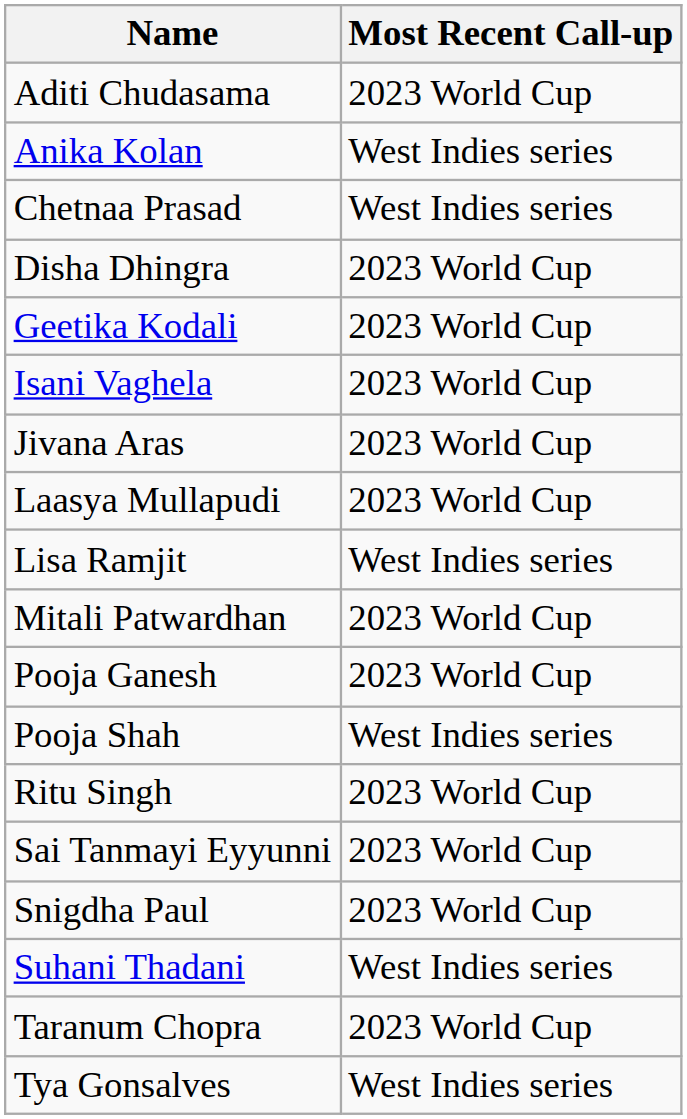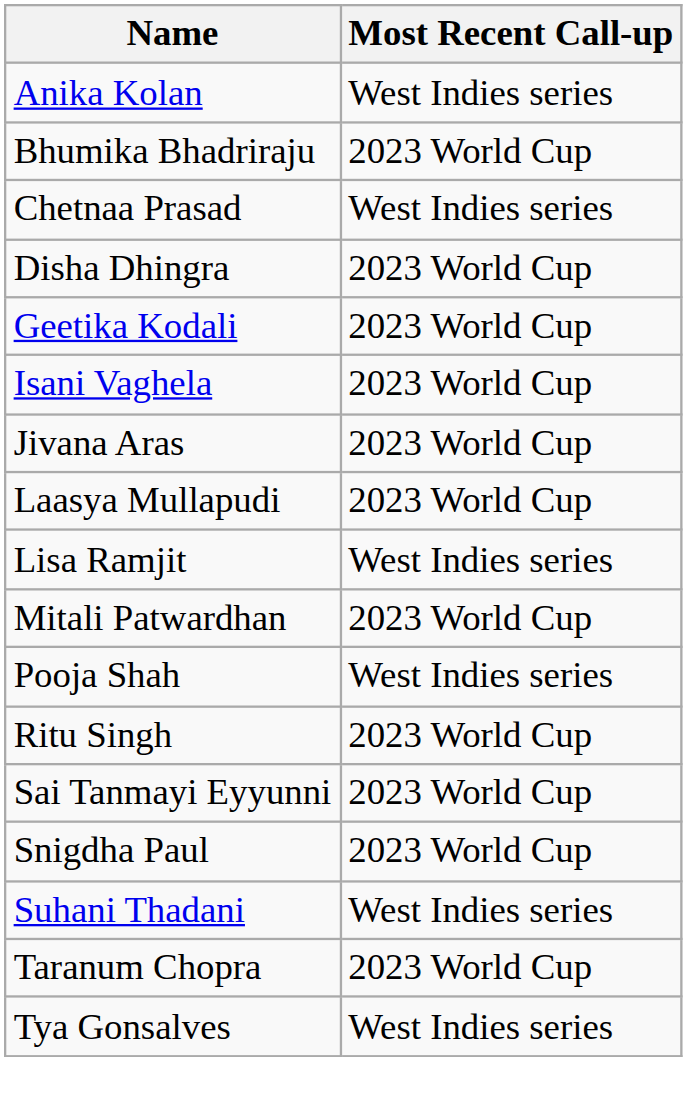- row: (142, 92)
+ row: (164, 150)
- row: (115, 675)
